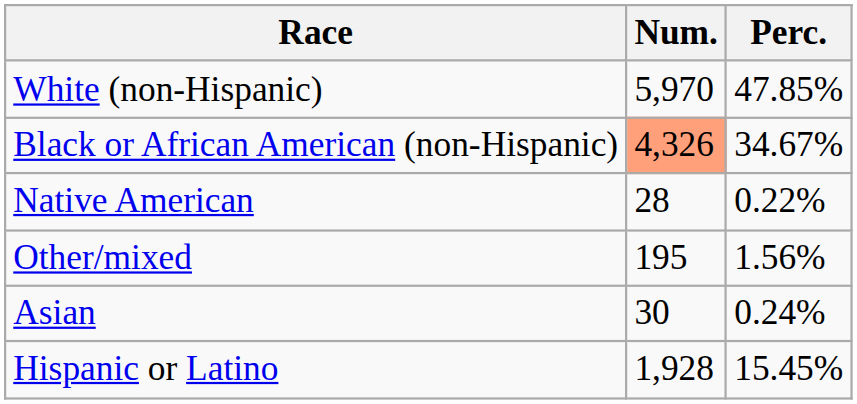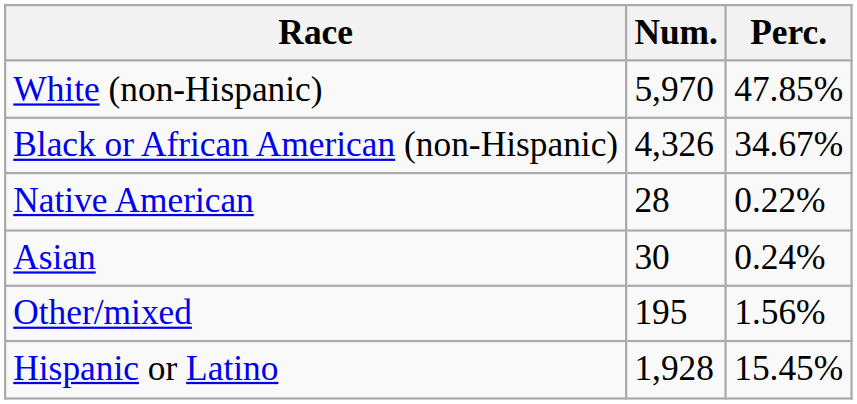(674, 144) lightsalmon background -> (674, 144) no background
rows swapped: (55, 312) <-> (103, 256)
